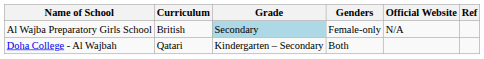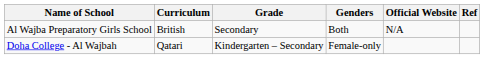(237, 29) lightblue background -> (237, 29) no background
(355, 29) Female-only -> (338, 29) Both
(338, 45) Both -> (355, 45) Female-only
